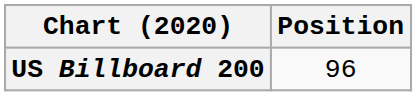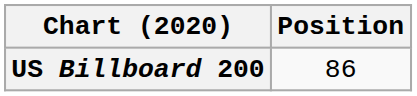(341, 70) 96 -> (341, 70) 86
